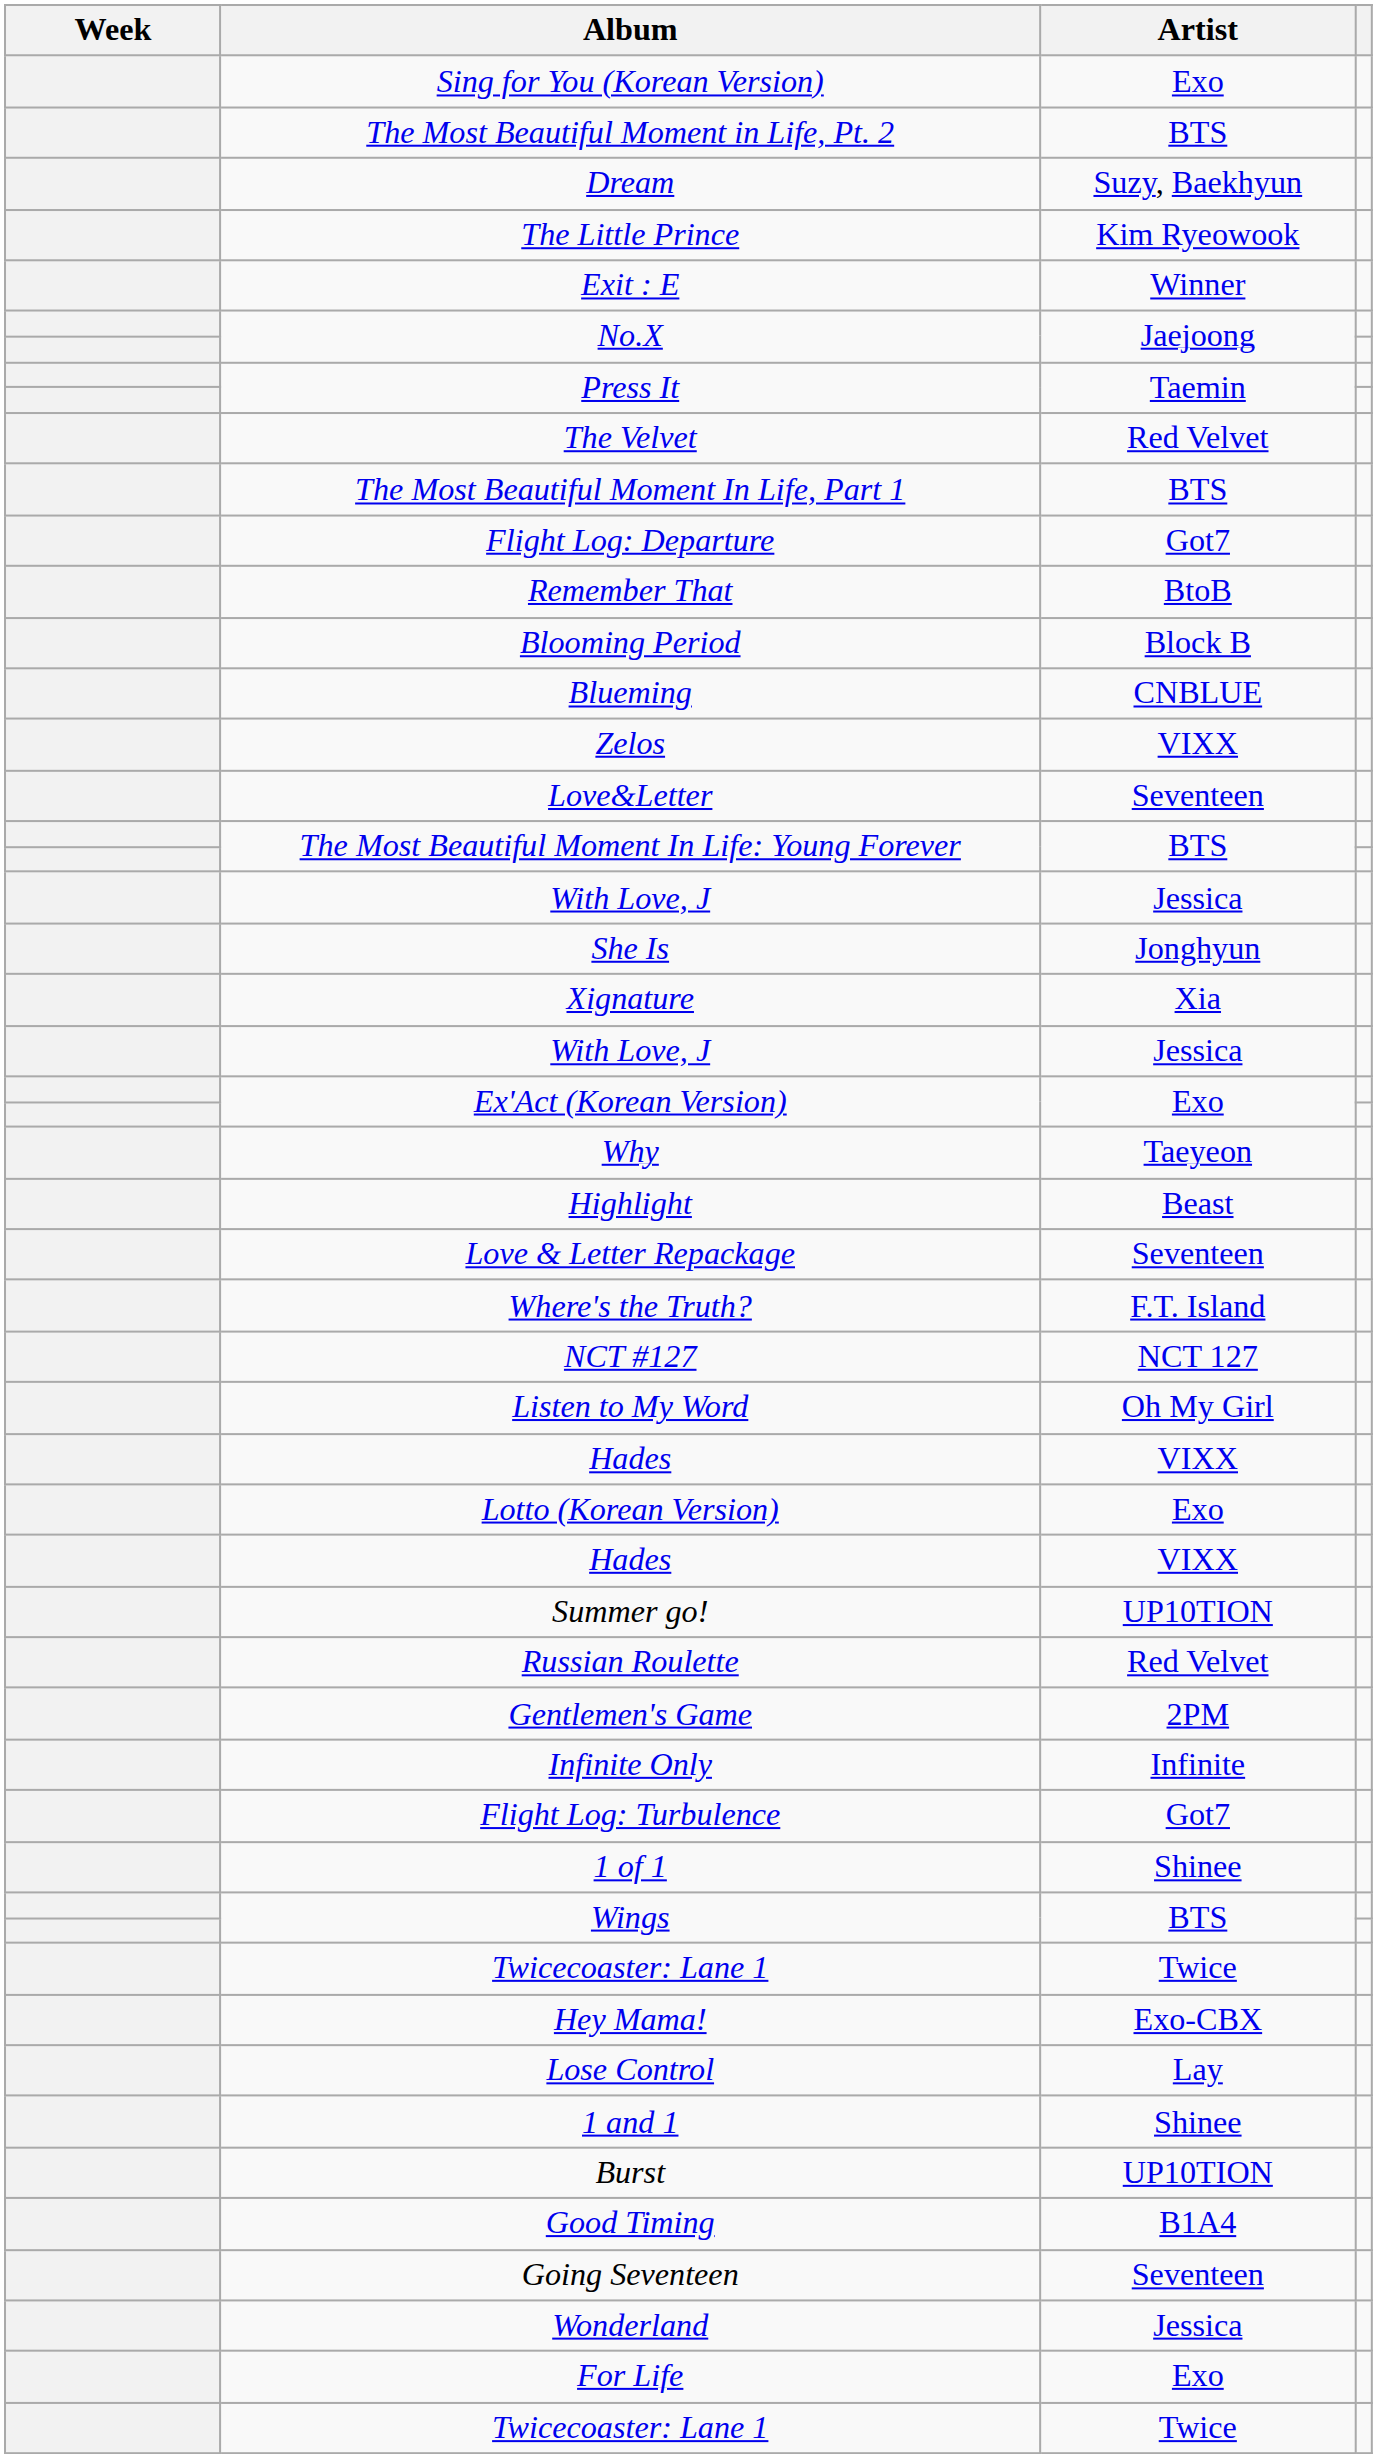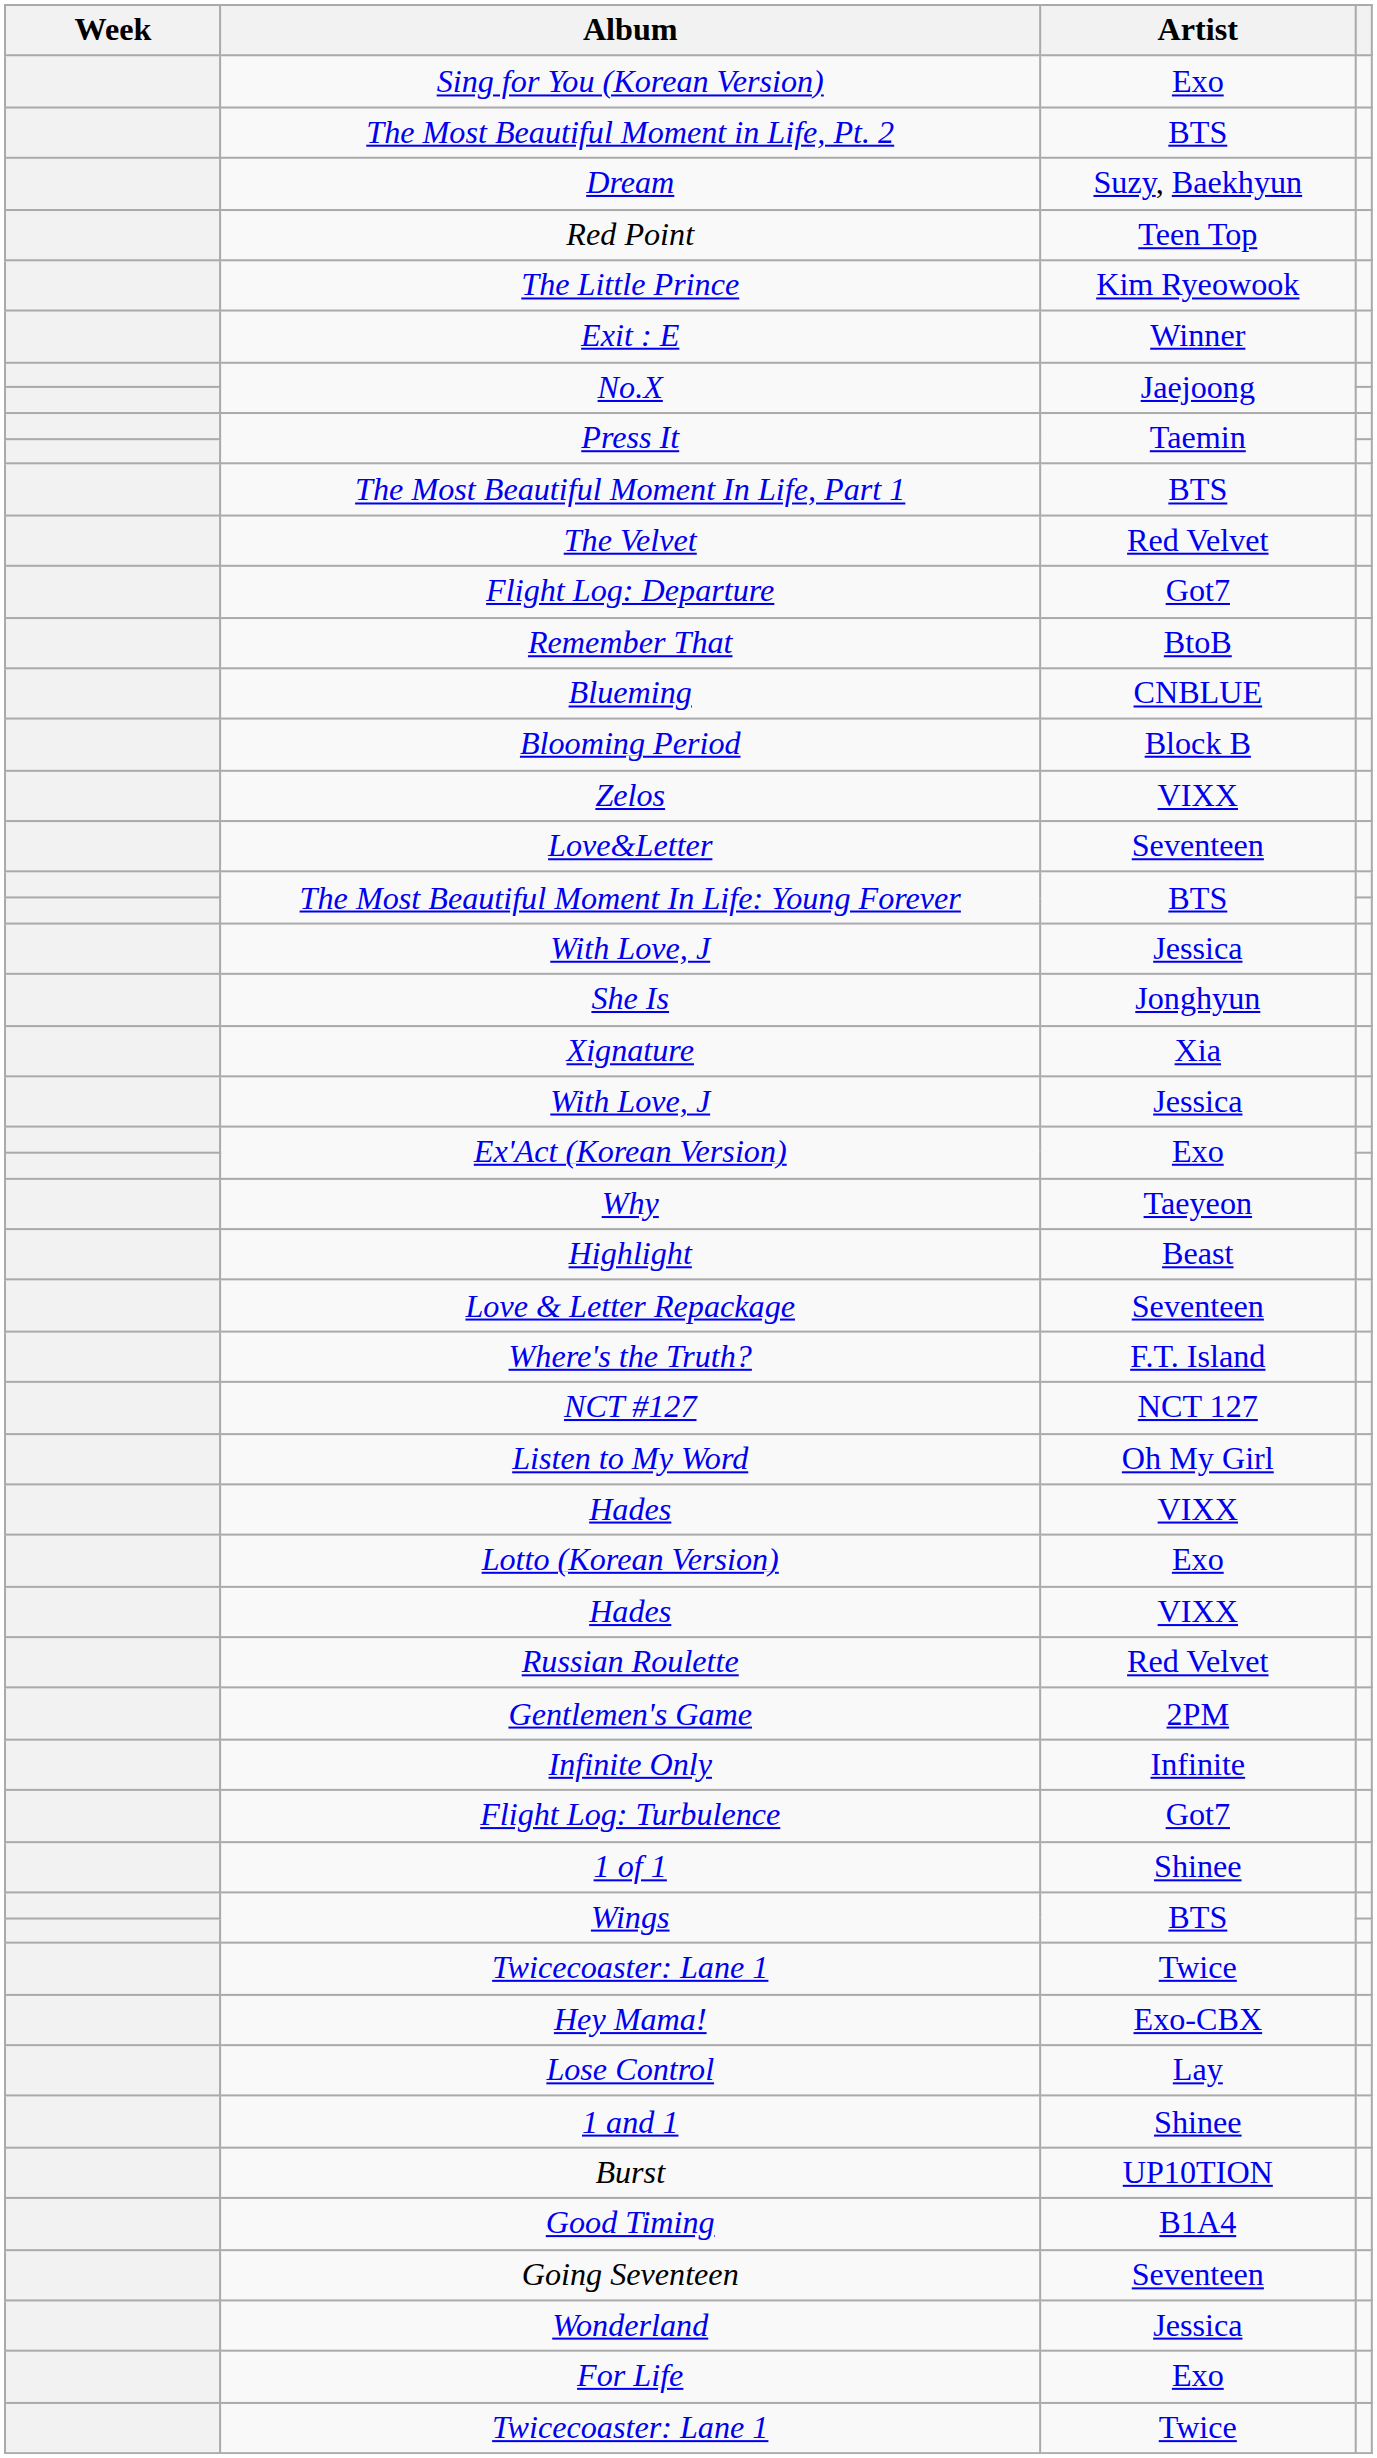+ row: (630, 234)
rows swapped: (630, 489) <-> (630, 438)
rows swapped: (630, 693) <-> (630, 642)
- row: (630, 1611)
